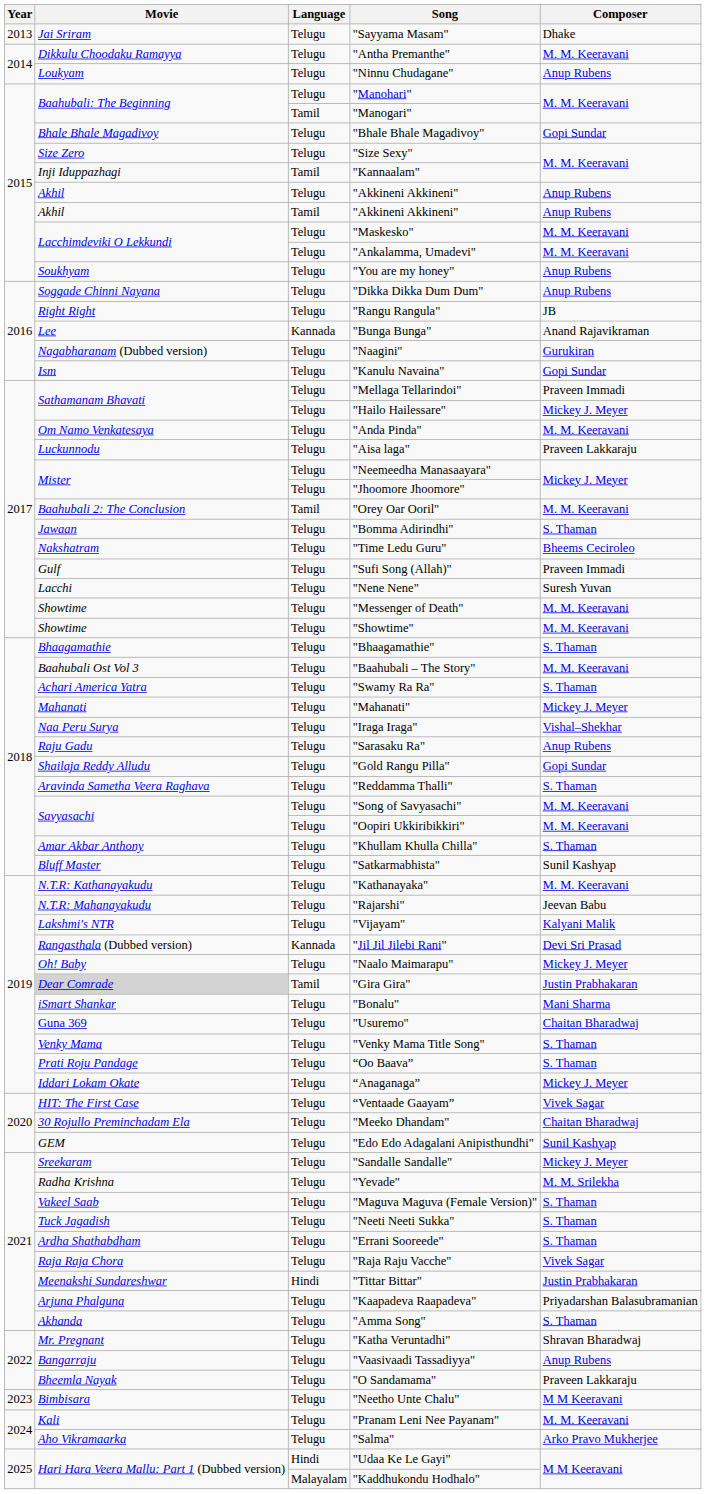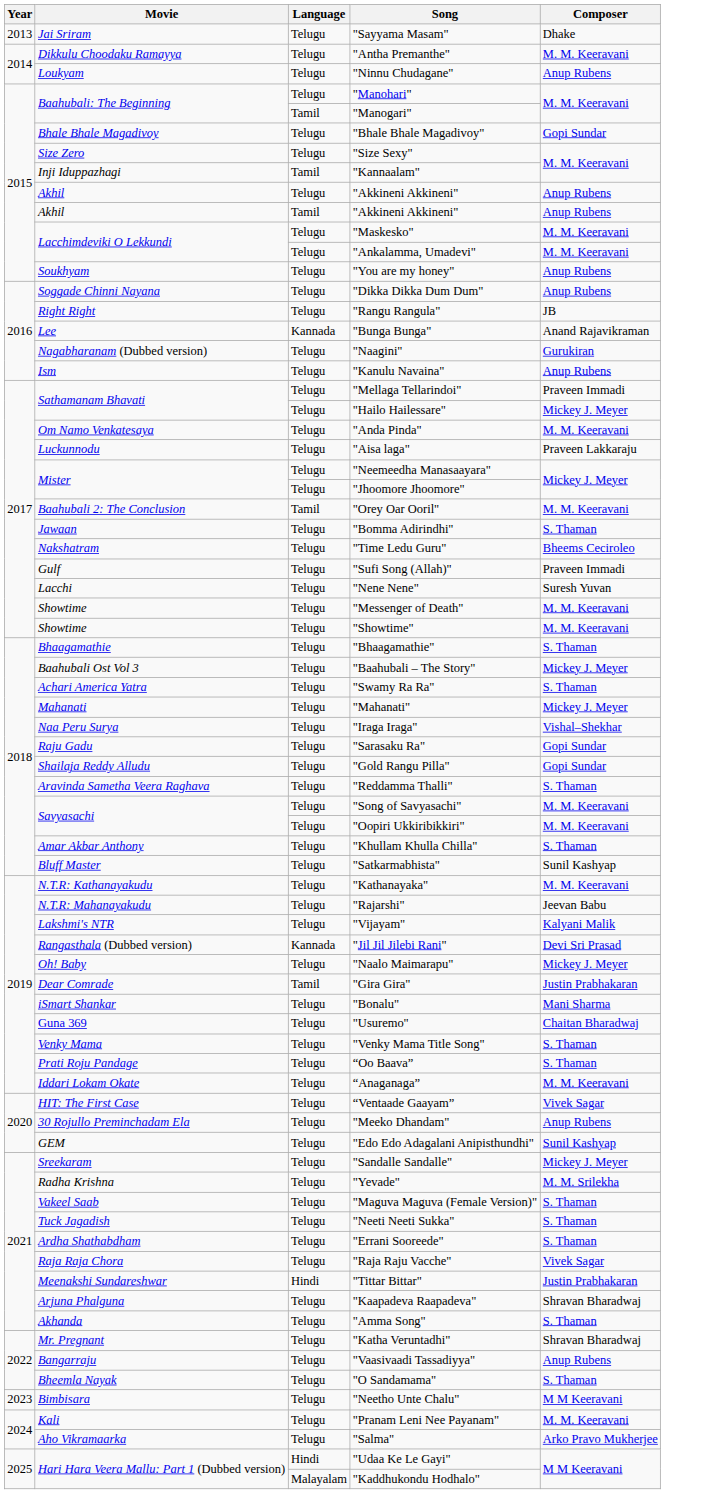(575, 370) Gopi Sundar -> (577, 370) Anup Rubens
(586, 667) M. M. Keeravani -> (585, 667) Mickey J. Meyer
(577, 746) Anup Rubens -> (575, 746) Gopi Sundar
(76, 984) lightgrey background -> (76, 984) no background
(585, 1083) Mickey J. Meyer -> (586, 1083) M. M. Keeravani
(591, 1122) Chaitan Bharadwaj -> (577, 1122) Anup Rubens
(620, 1300) Priyadarshan Balasubramanian -> (592, 1300) Shravan Bharadwaj
(590, 1380) Praveen Lakkaraju -> (570, 1380) S. Thaman
